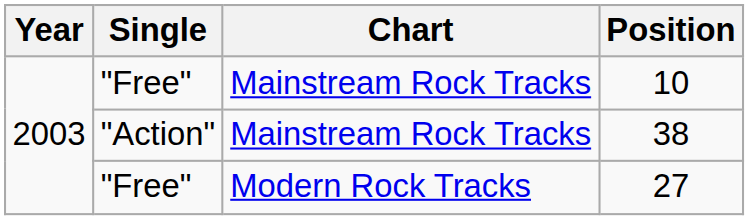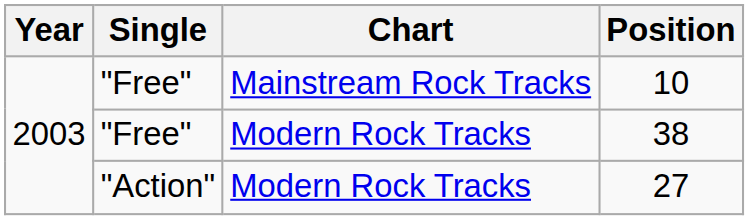(158, 134) "Action" -> (146, 134) "Free"
(411, 134) Mainstream Rock Tracks -> (381, 134) Modern Rock Tracks
(146, 186) "Free" -> (158, 186) "Action"
